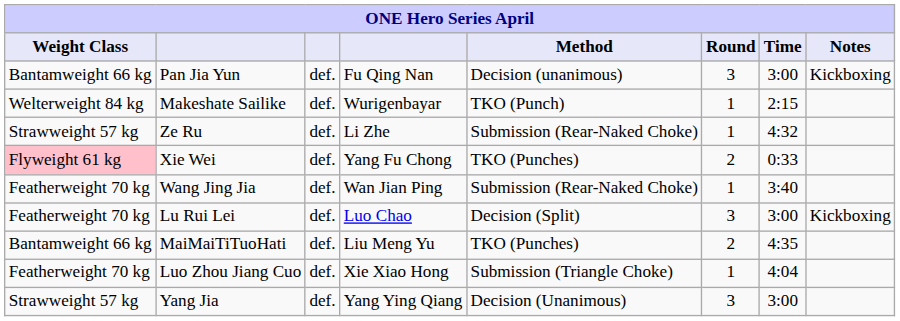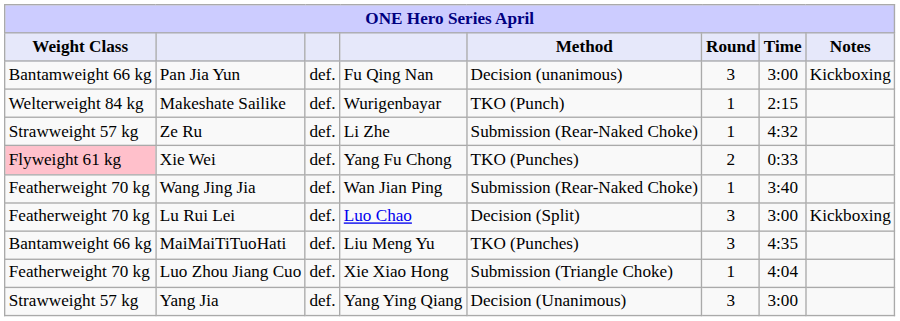(731, 244) 2 -> (731, 244) 3
